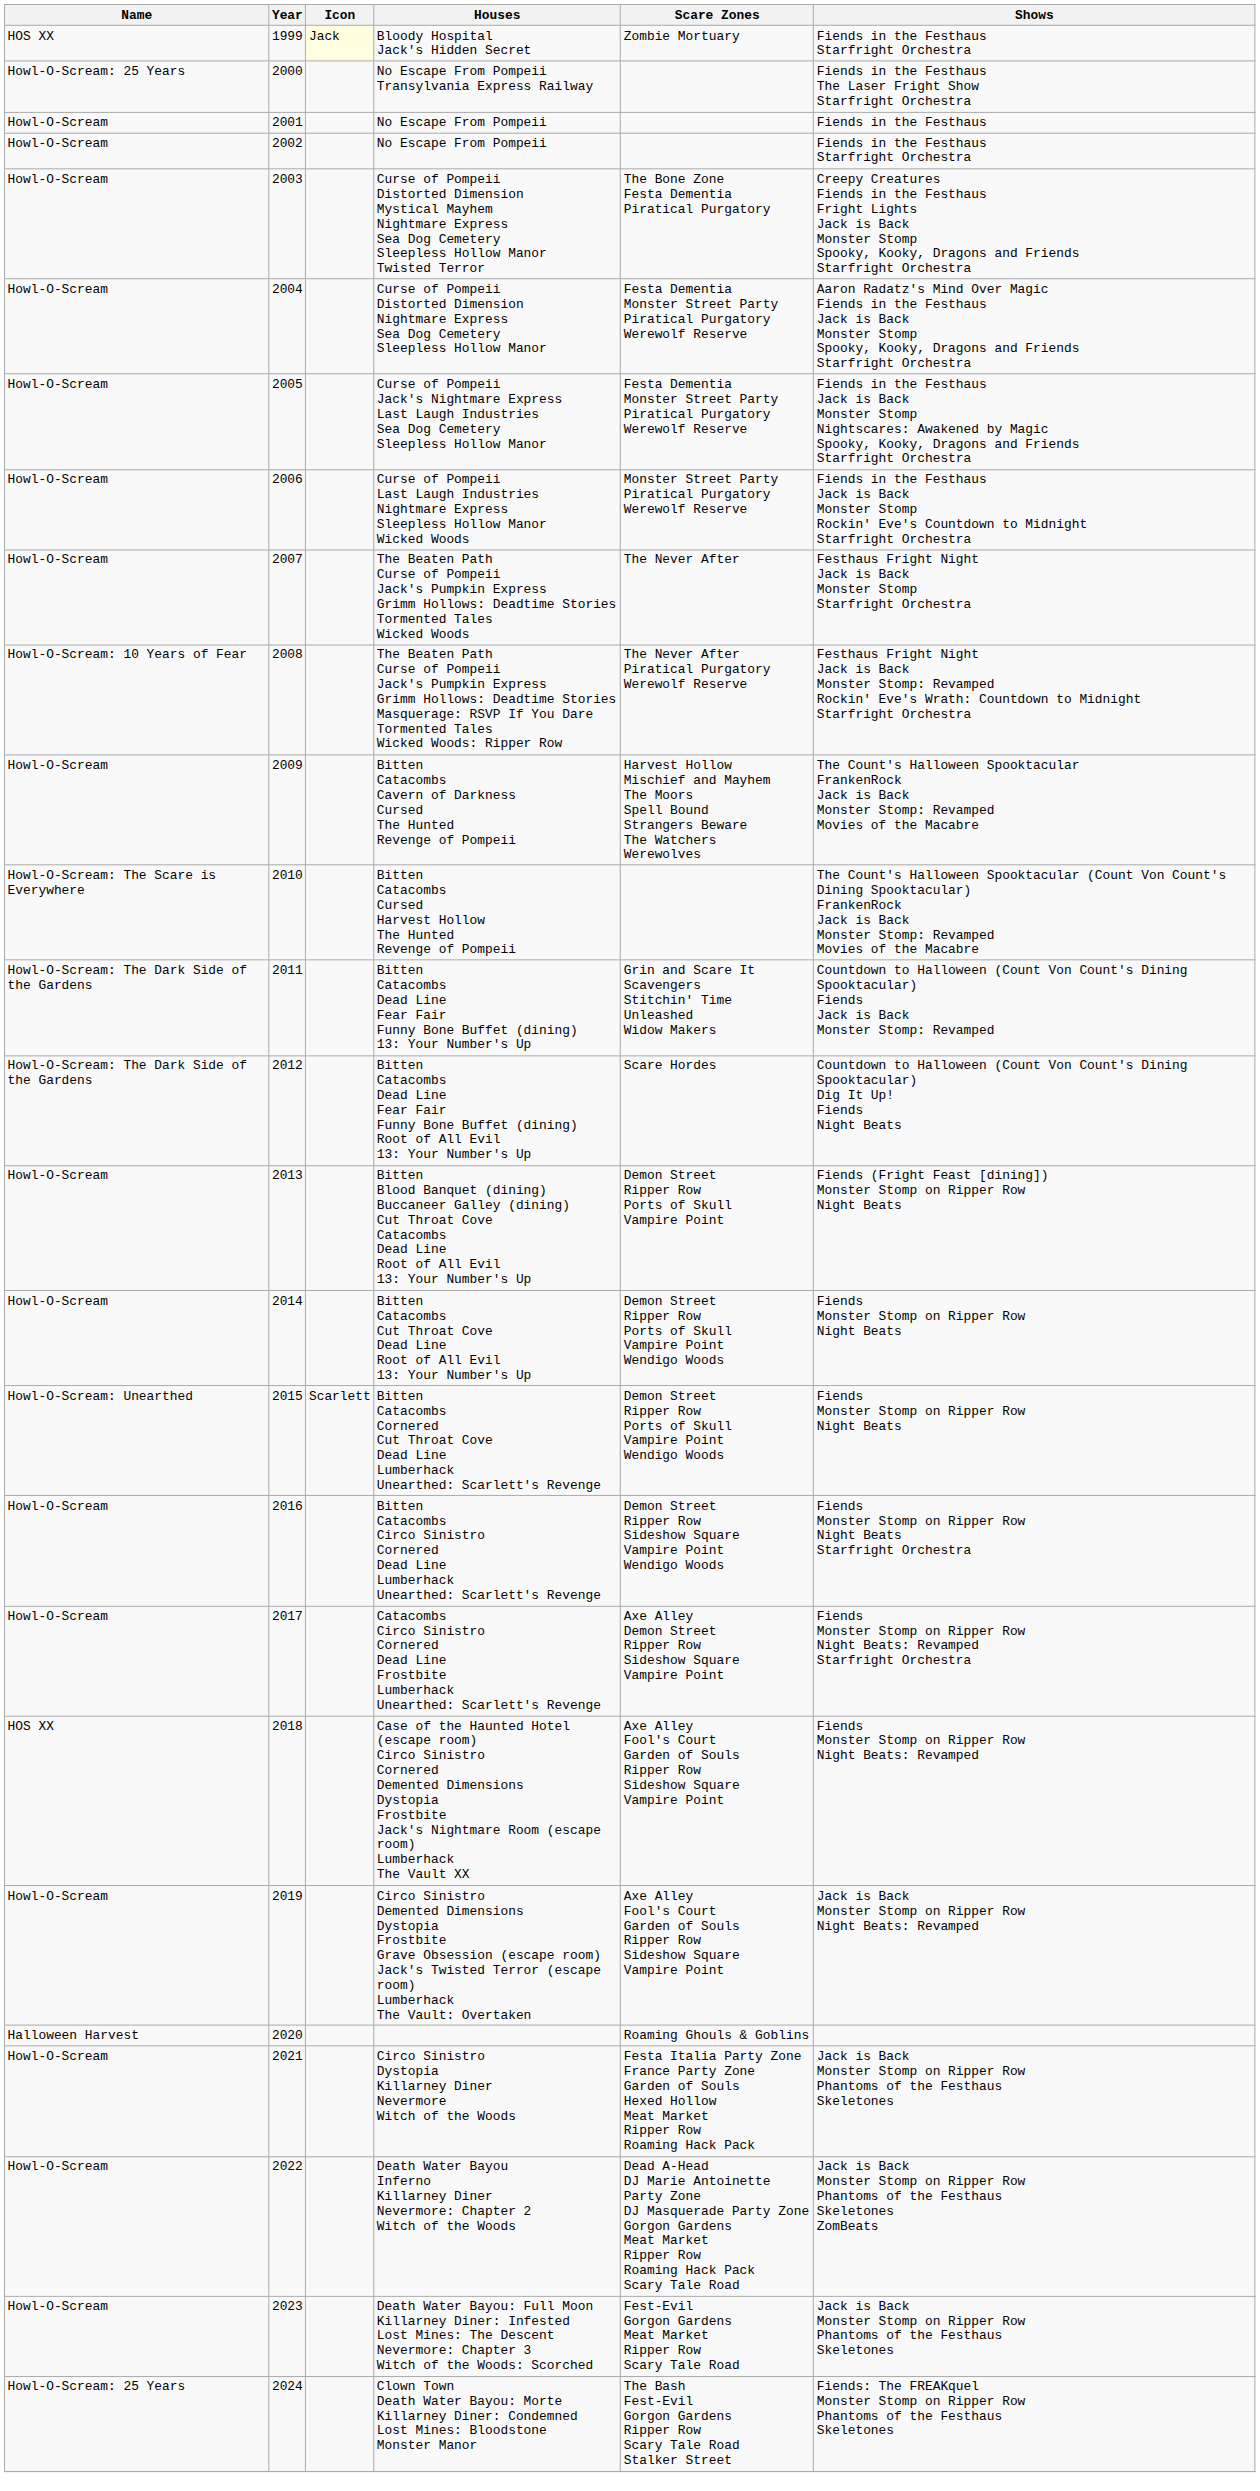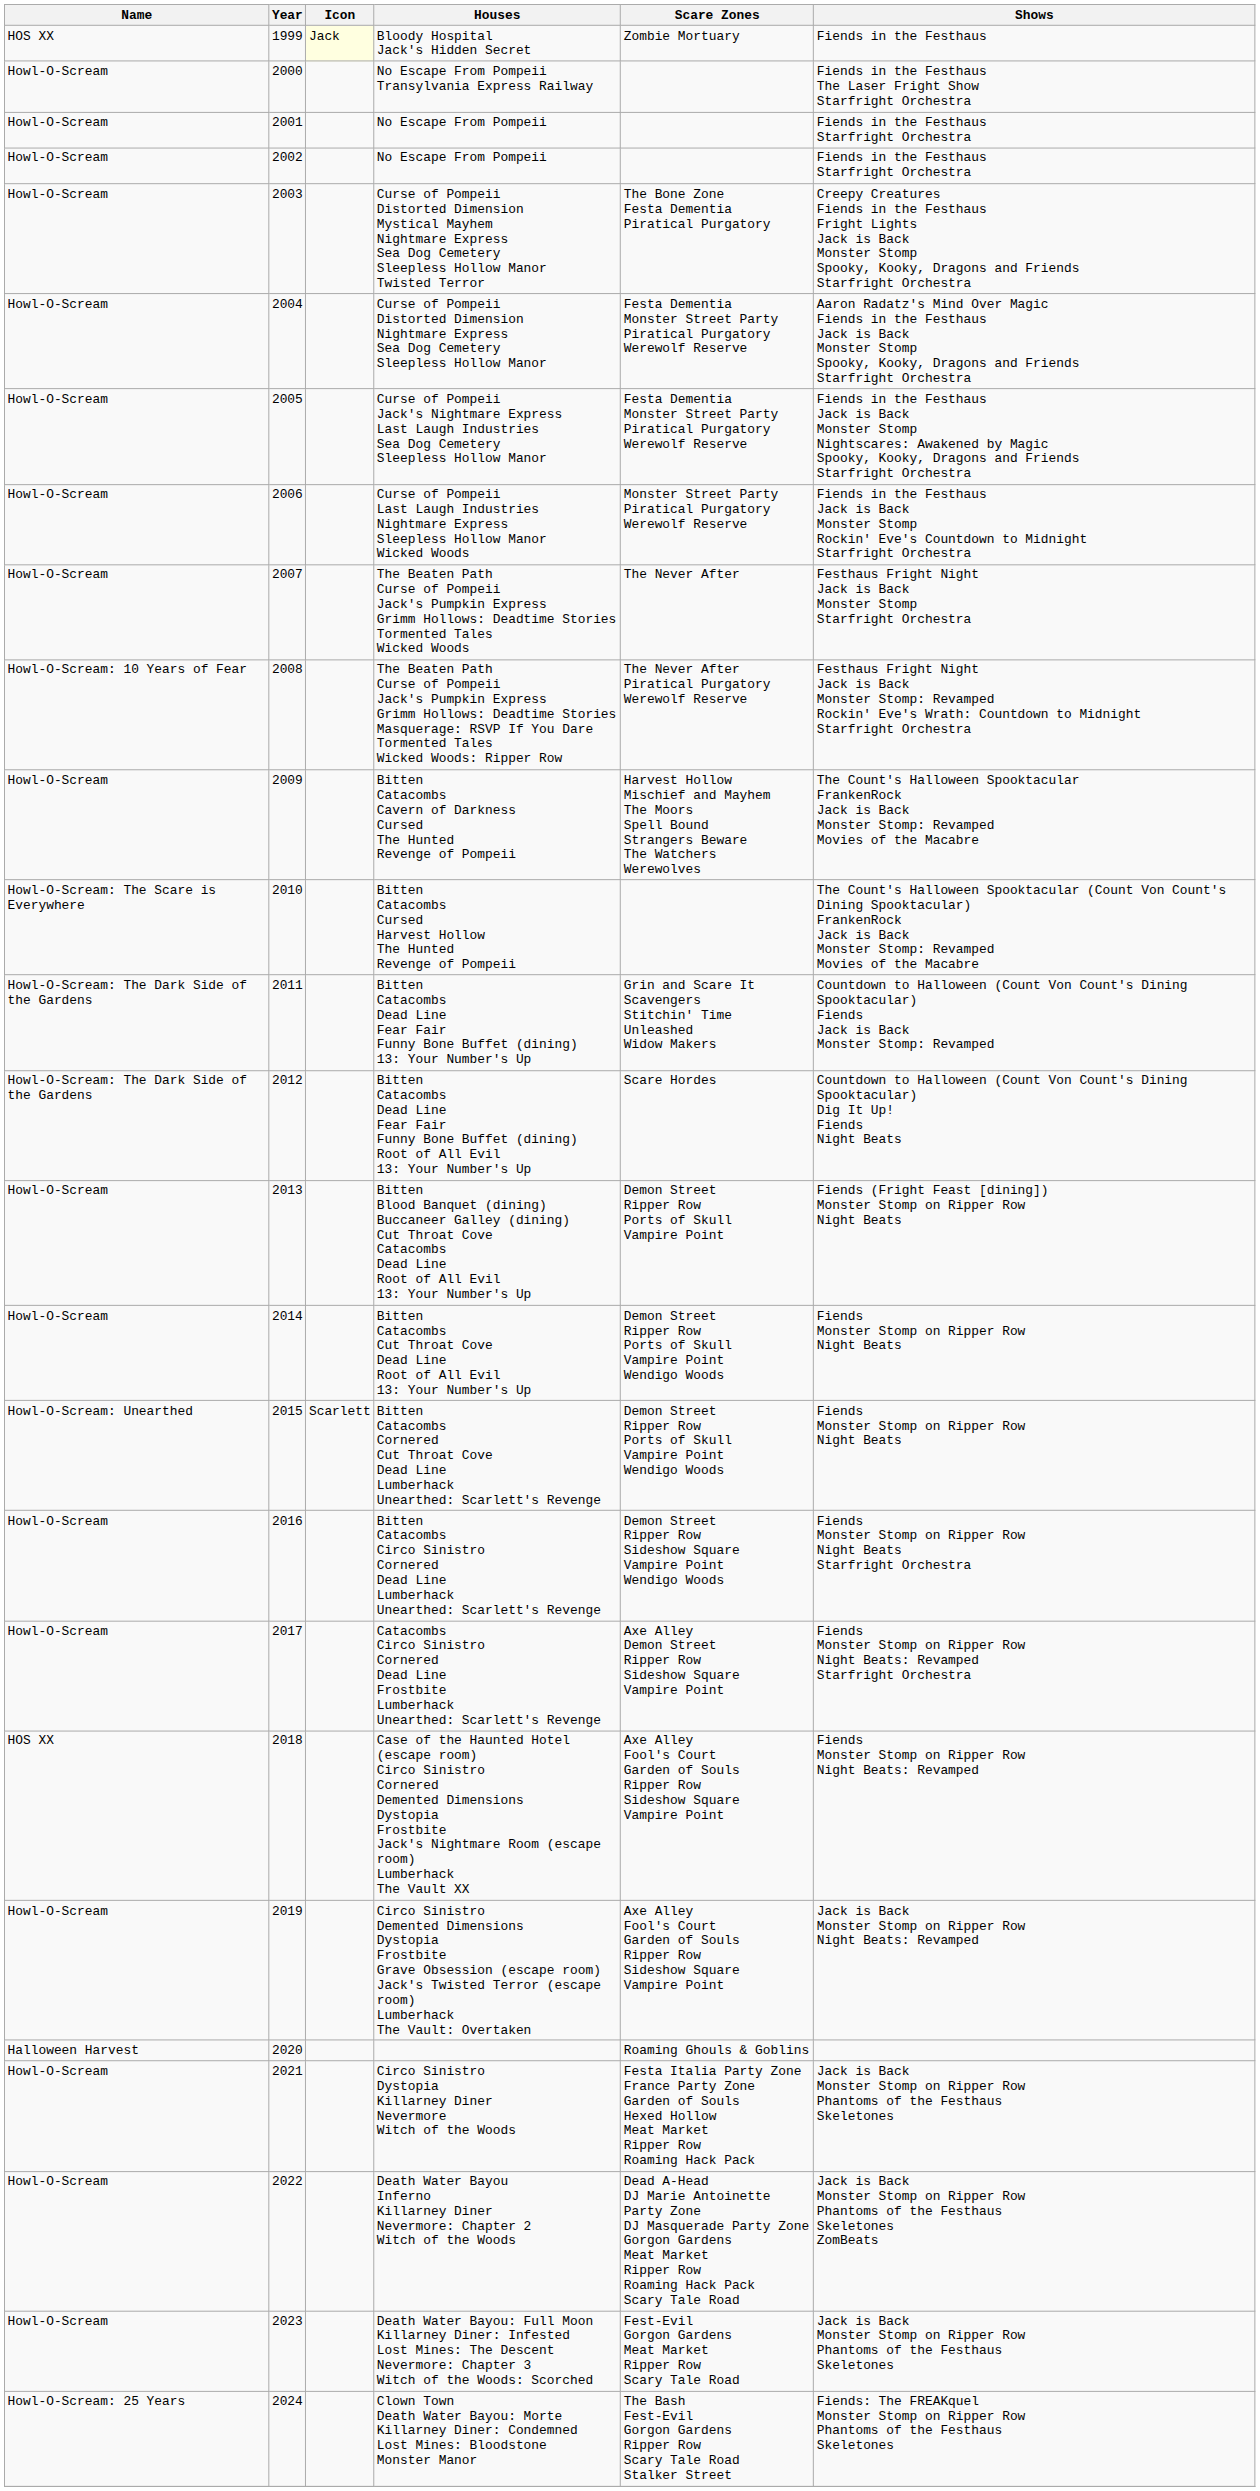(902, 43) Fiends in the Festhaus Starfright Orchestra -> (902, 36) Fiends in the Festhaus
(96, 72) Howl-O-Scream: 25 Years -> (58, 72) Howl-O-Scream
(902, 122) Fiends in the Festhaus -> (902, 130) Fiends in the Festhaus Starfright Orchestra
